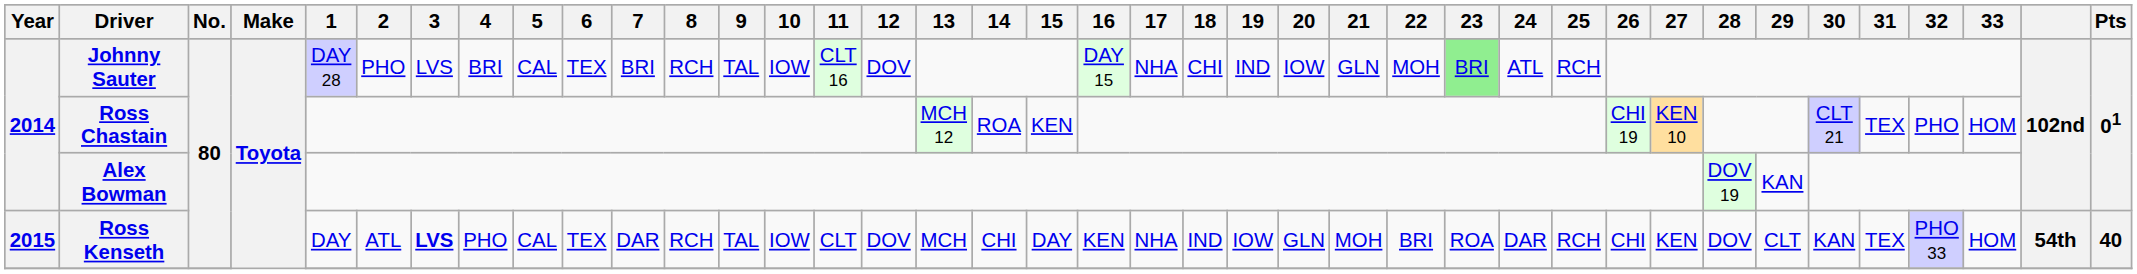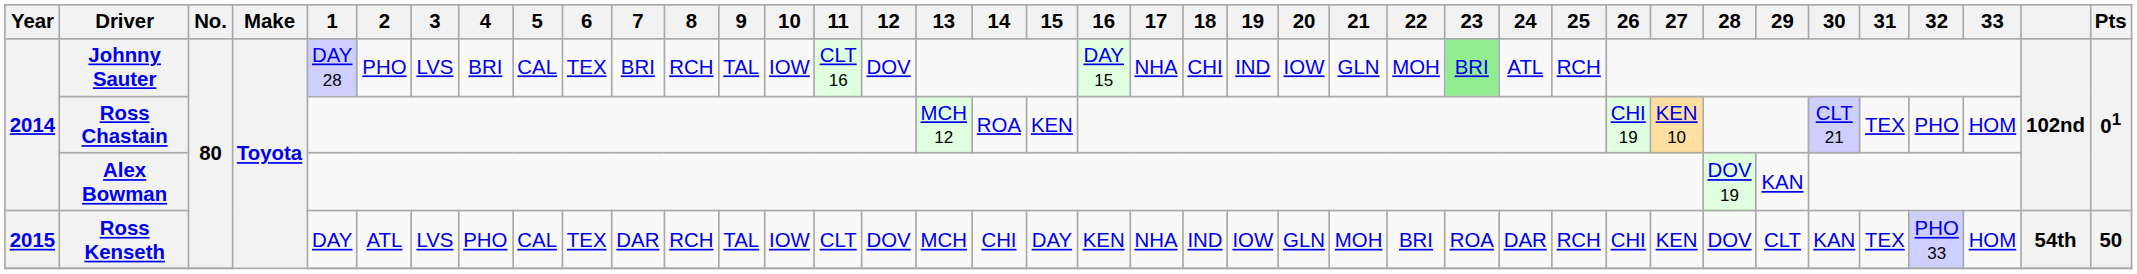(434, 239) bold -> (435, 239) normal
(2111, 239) 40 -> (2111, 239) 50
